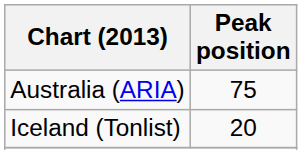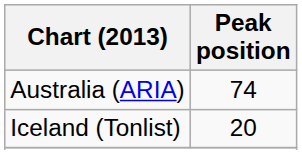(243, 89) 75 -> (243, 89) 74
